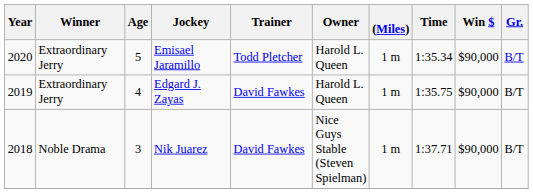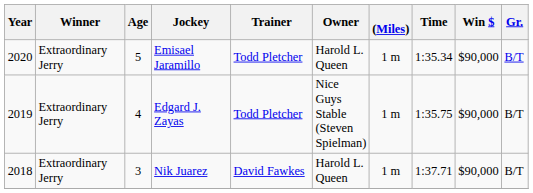(269, 92) David Fawkes -> (268, 114) Todd Pletcher
(340, 92) Harold L. Queen -> (341, 114) Nice Guys Stable (Steven Spielman)
(72, 149) Noble Drama -> (73, 171) Extraordinary Jerry
(341, 149) Nice Guys Stable (Steven Spielman) -> (340, 171) Harold L. Queen
